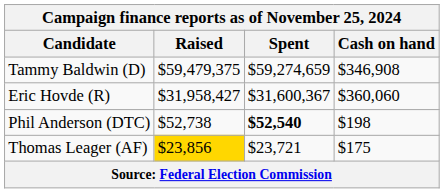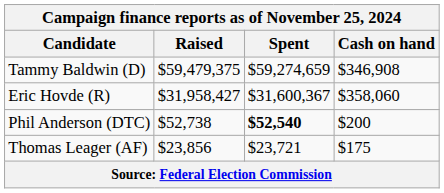(369, 95) $360,060 -> (369, 95) $358,060
(354, 122) $198 -> (354, 122) $200
(185, 148) gold background -> (185, 148) no background
